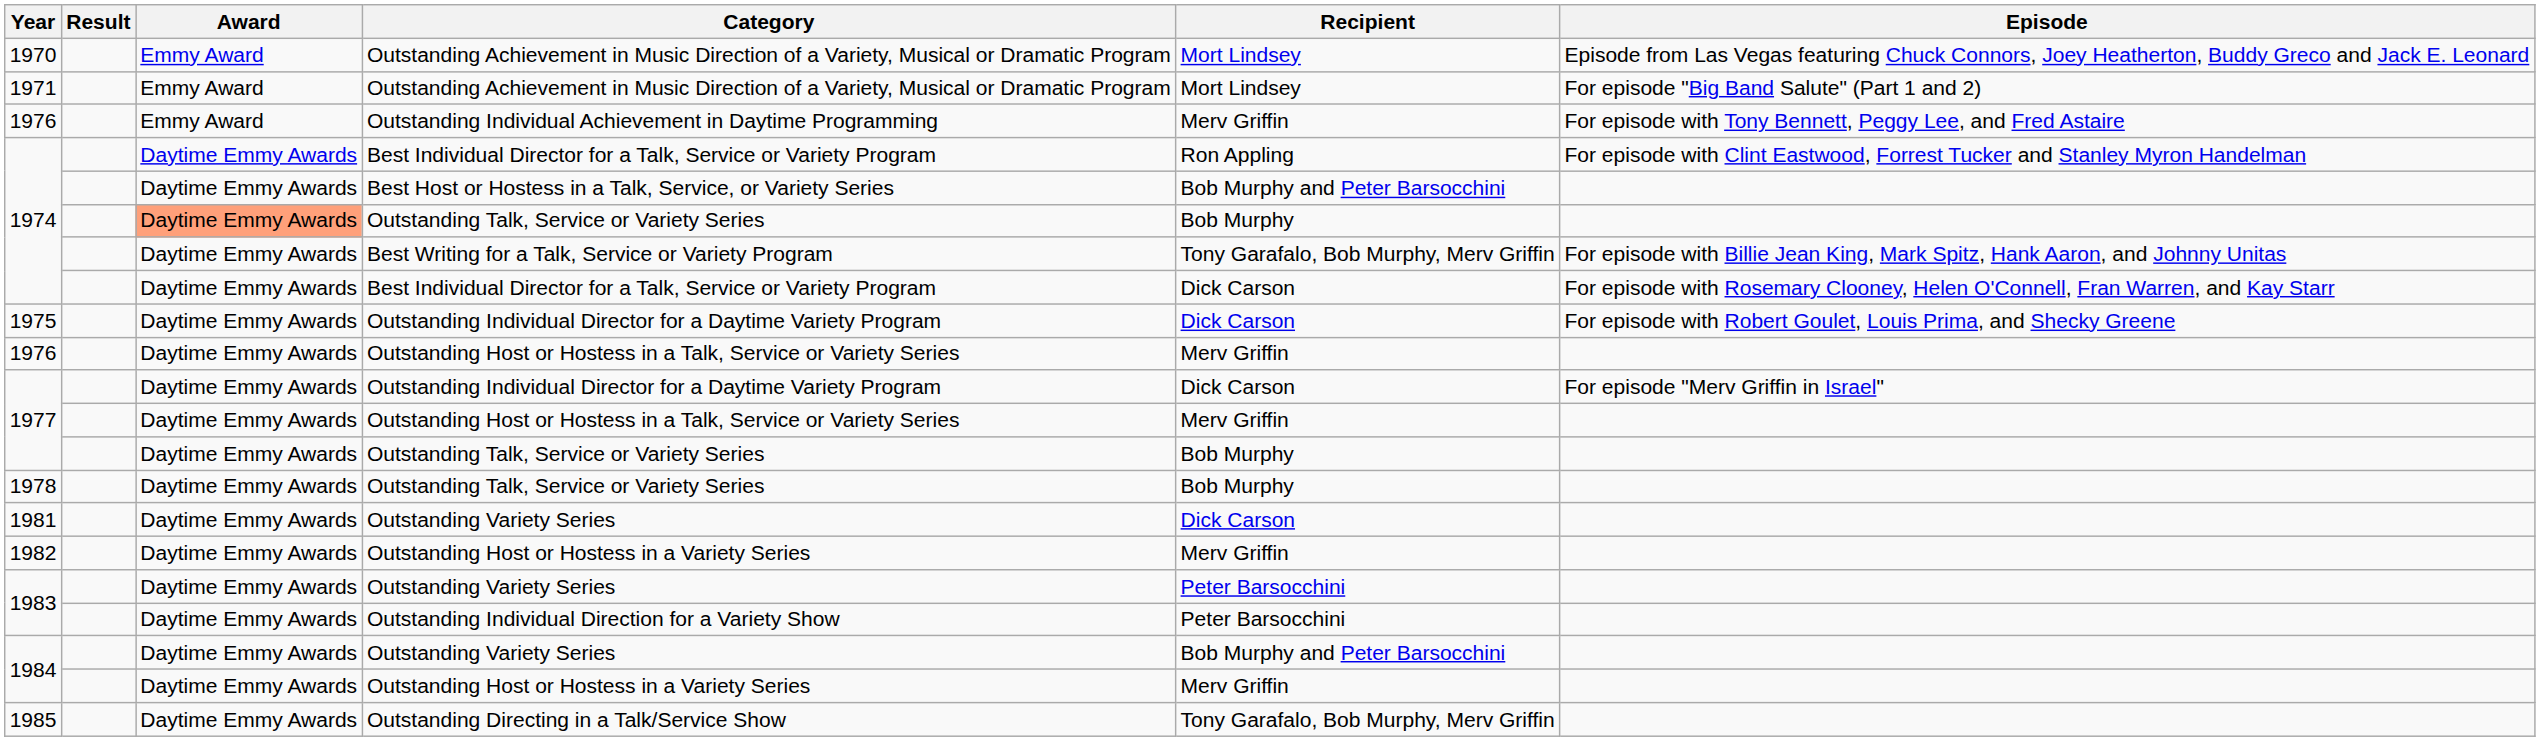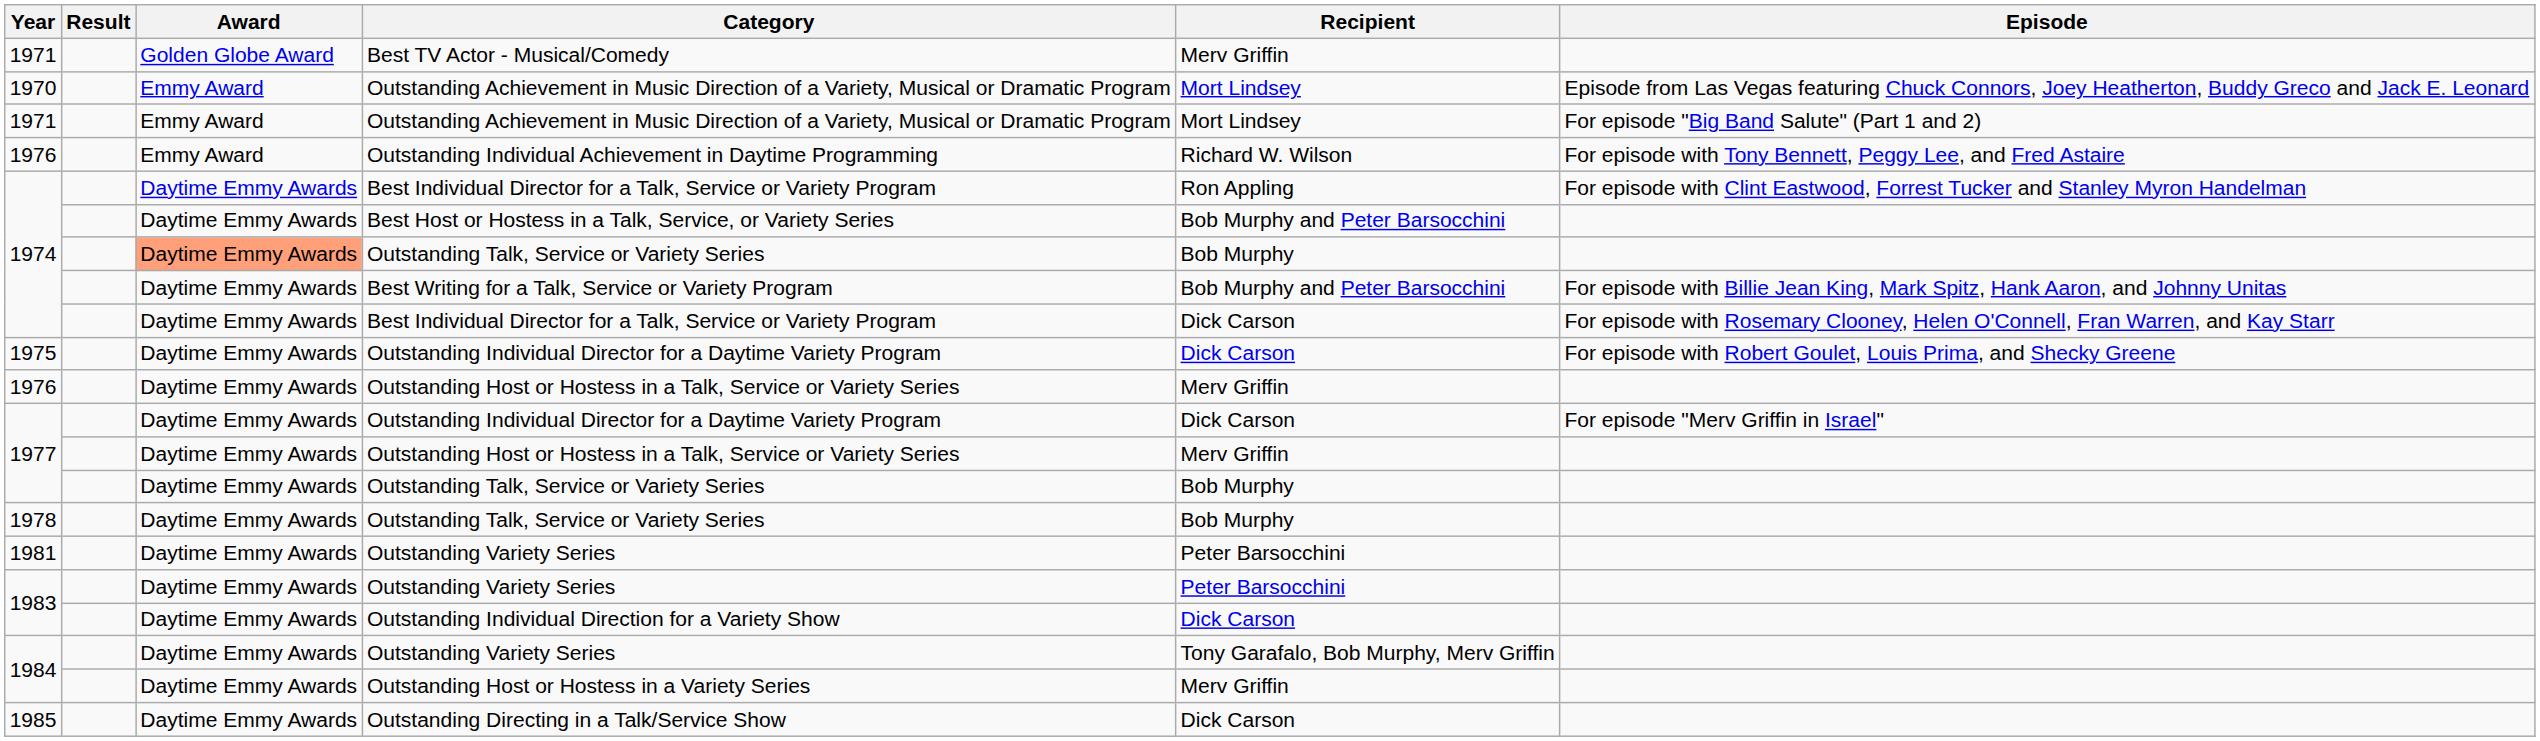+ row: (33, 55)
(1235, 121) Merv Griffin -> (1266, 155) Richard W. Wilson
(1368, 254) Tony Garafalo, Bob Murphy, Merv Griffin -> (1343, 287) Bob Murphy and Peter Barsocchini
(1238, 520) Dick Carson -> (1263, 553) Peter Barsocchini
- row: (33, 553)
(1263, 620) Peter Barsocchini -> (1238, 620) Dick Carson
(1343, 653) Bob Murphy and Peter Barsocchini -> (1368, 653) Tony Garafalo, Bob Murphy, Merv Griffin
(1368, 719) Tony Garafalo, Bob Murphy, Merv Griffin -> (1238, 719) Dick Carson
